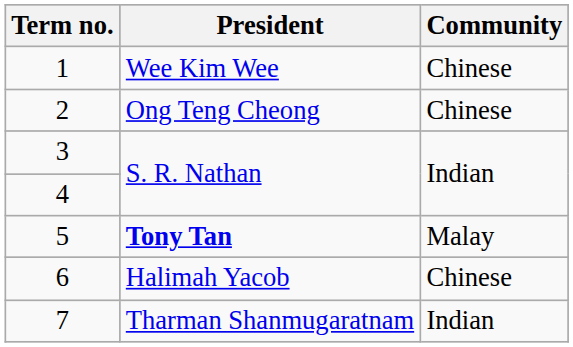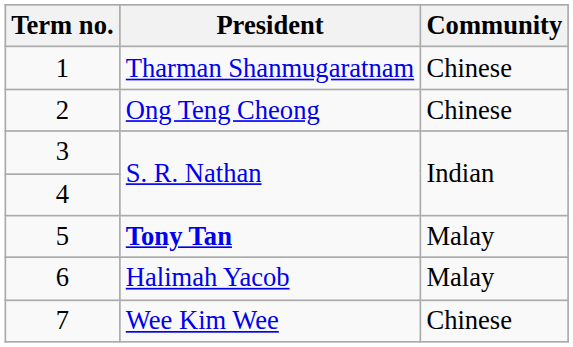(202, 67) Wee Kim Wee -> (270, 67) Tharman Shanmugaratnam
(469, 278) Chinese -> (460, 278) Malay
(270, 320) Tharman Shanmugaratnam -> (202, 320) Wee Kim Wee
(460, 320) Indian -> (469, 320) Chinese
